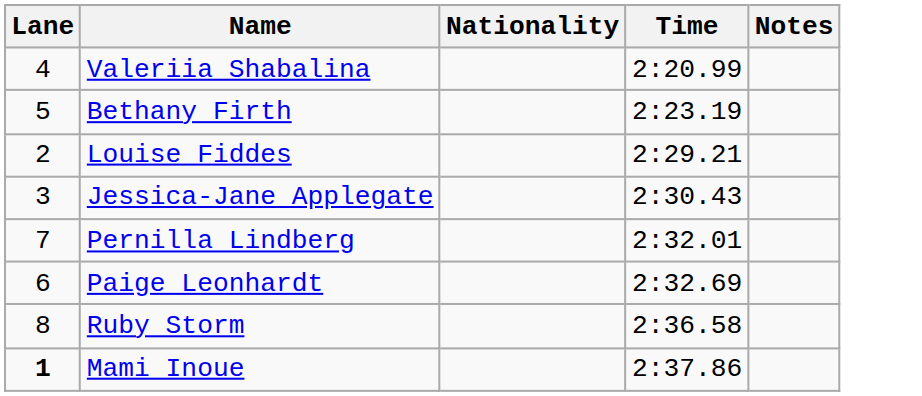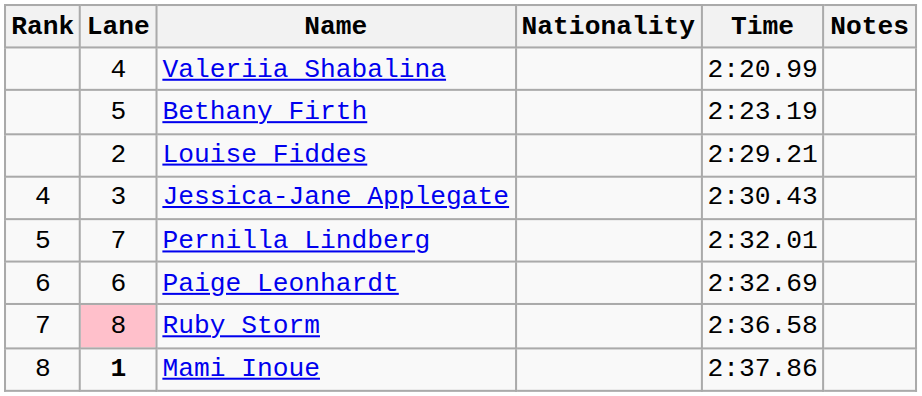+ column: (43, 26)
(43, 326) no background -> (118, 326) pink background
